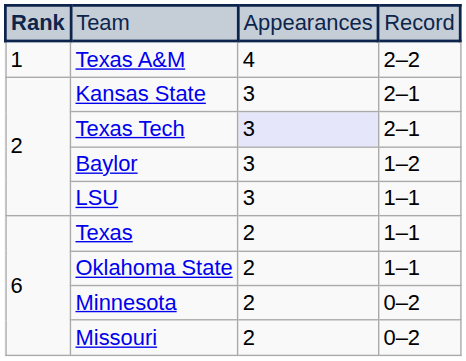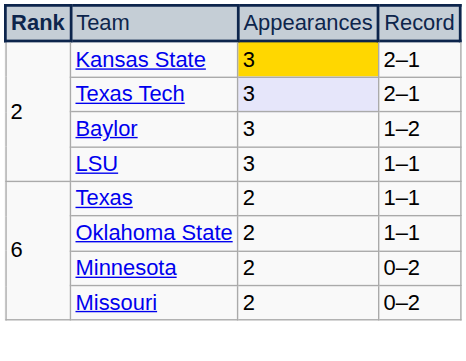- row: (130, 59)
(249, 94) no background -> (249, 59) gold background
